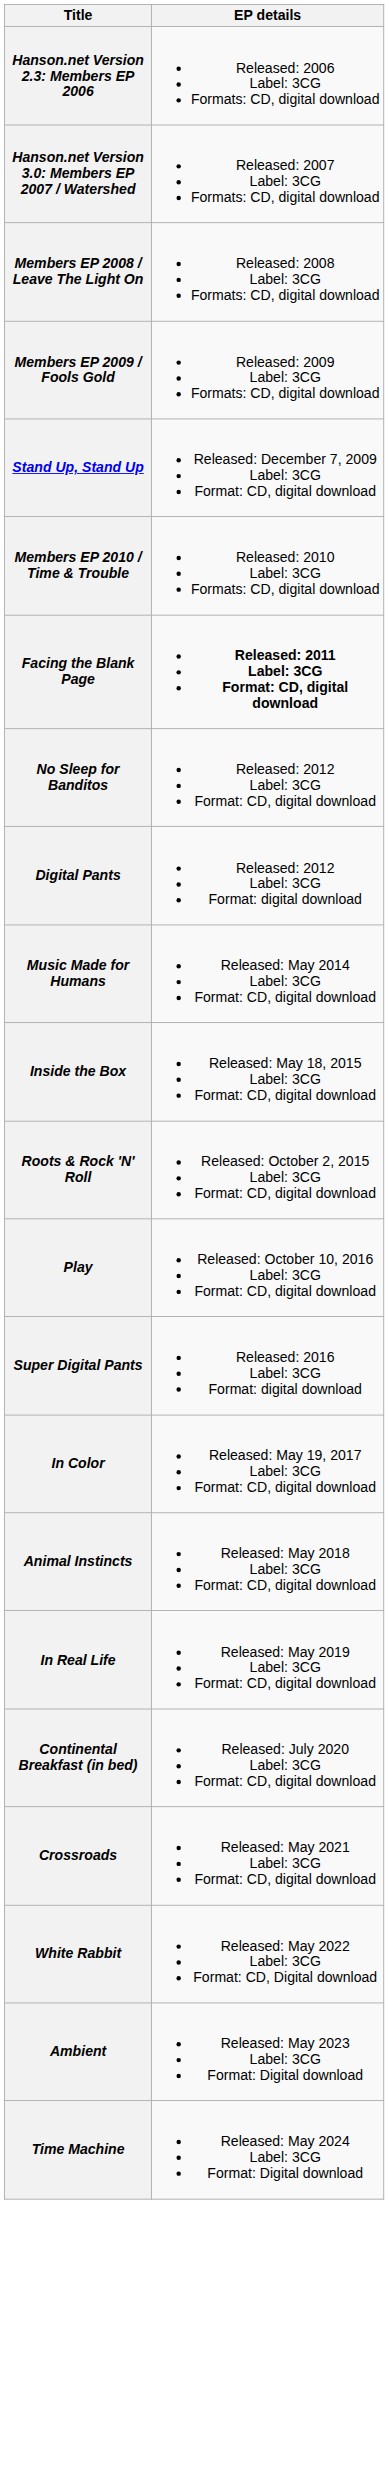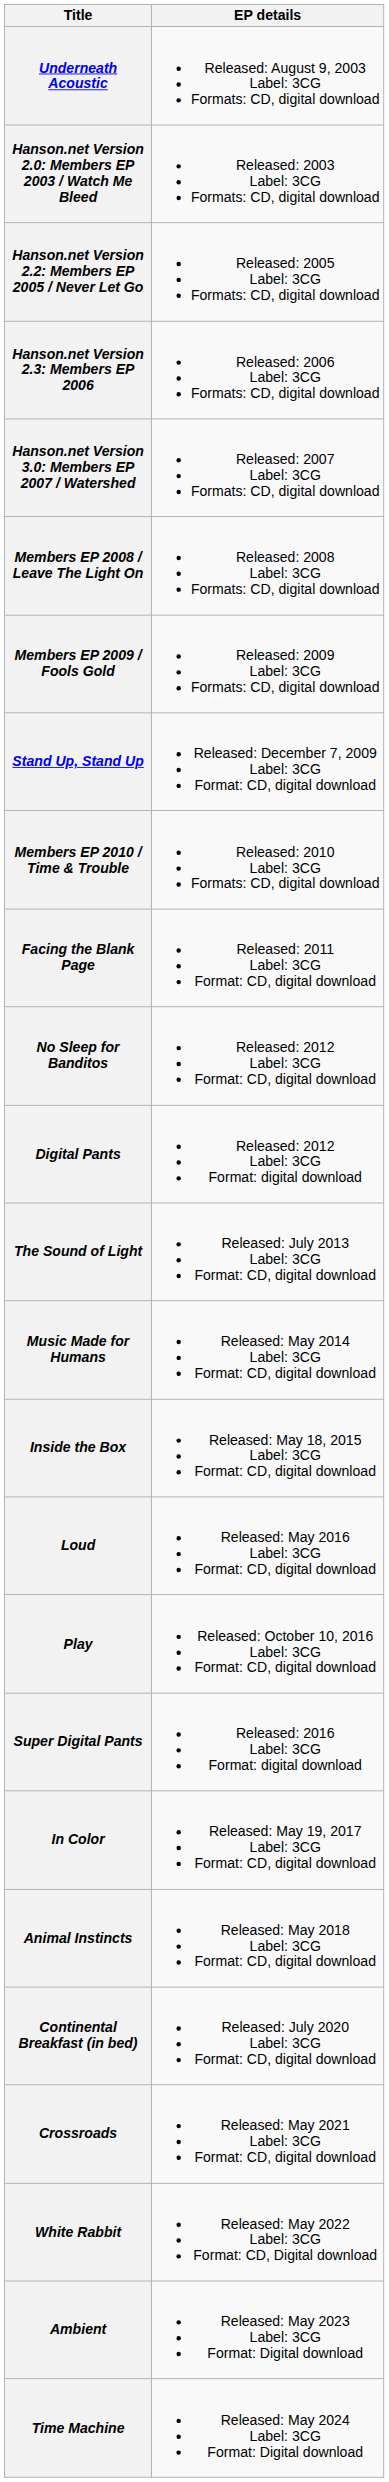+ row: (78, 75)
+ row: (78, 173)
+ row: (78, 271)
(268, 680) bold -> (268, 966) normal
+ row: (78, 1251)
- row: (78, 1169)
+ row: (78, 1545)
- row: (78, 1659)
